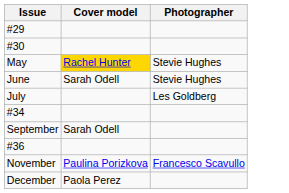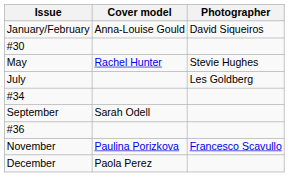+ row: (48, 29)
- row: (16, 29)
(97, 63) gold background -> (128, 63) no background
- row: (18, 79)
